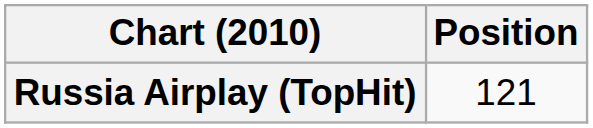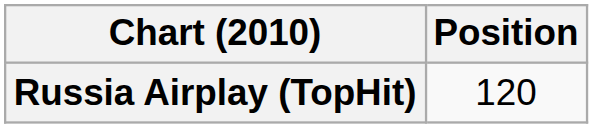(506, 92) 121 -> (506, 92) 120
